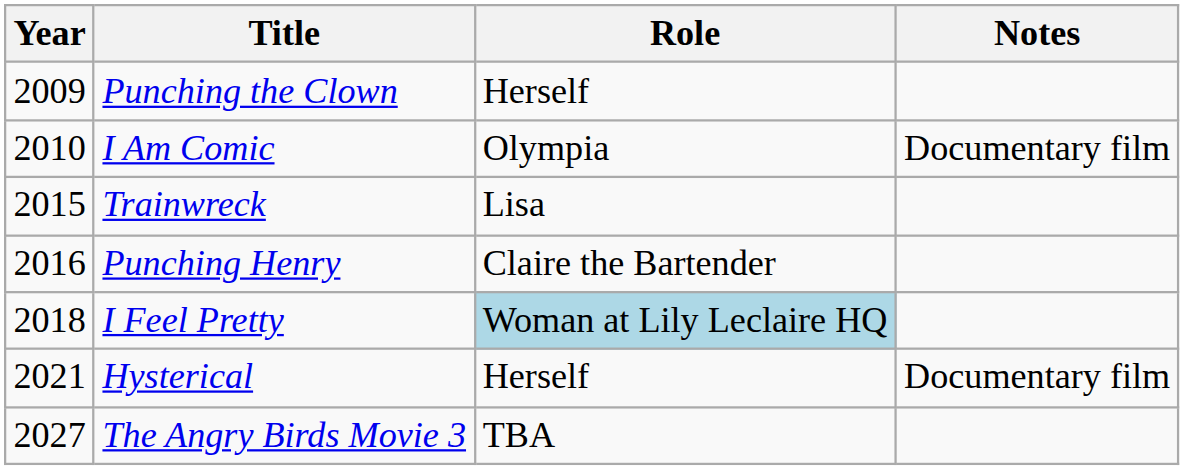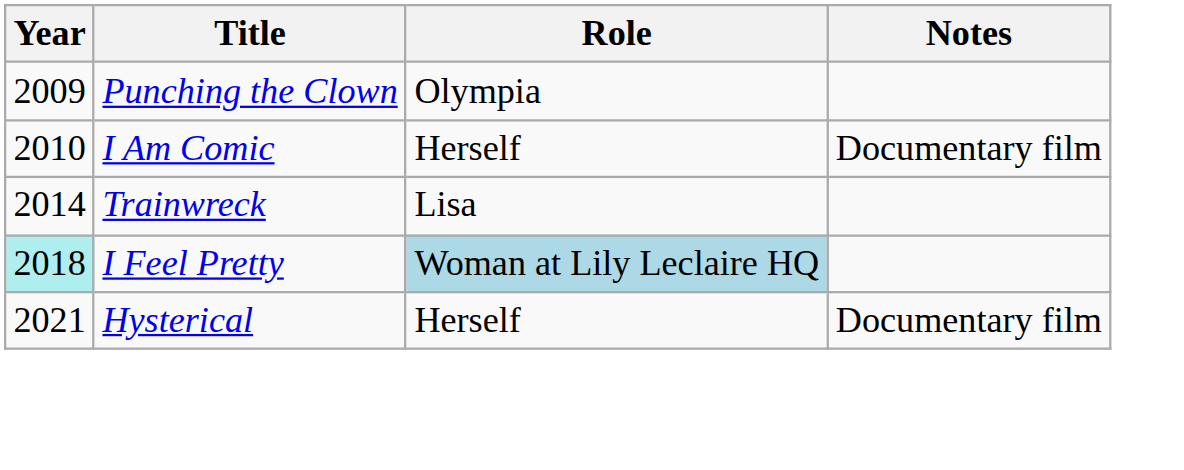(536, 90) Herself -> (478, 90) Olympia
(546, 147) Olympia -> (468, 147) Herself
(50, 205) 2015 -> (50, 205) 2014
- row: (221, 262)
(50, 319) no background -> (50, 262) paleturquoise background
- row: (284, 434)
